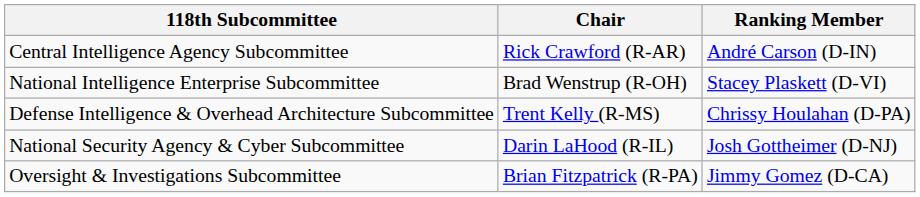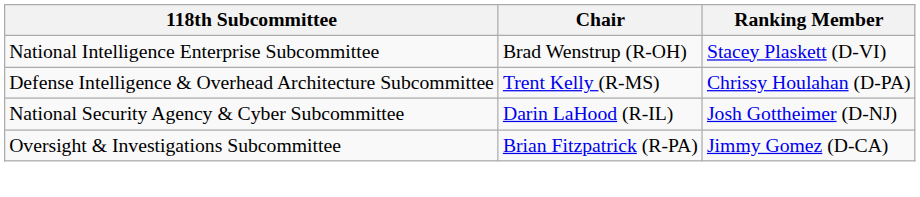- row: (179, 51)
